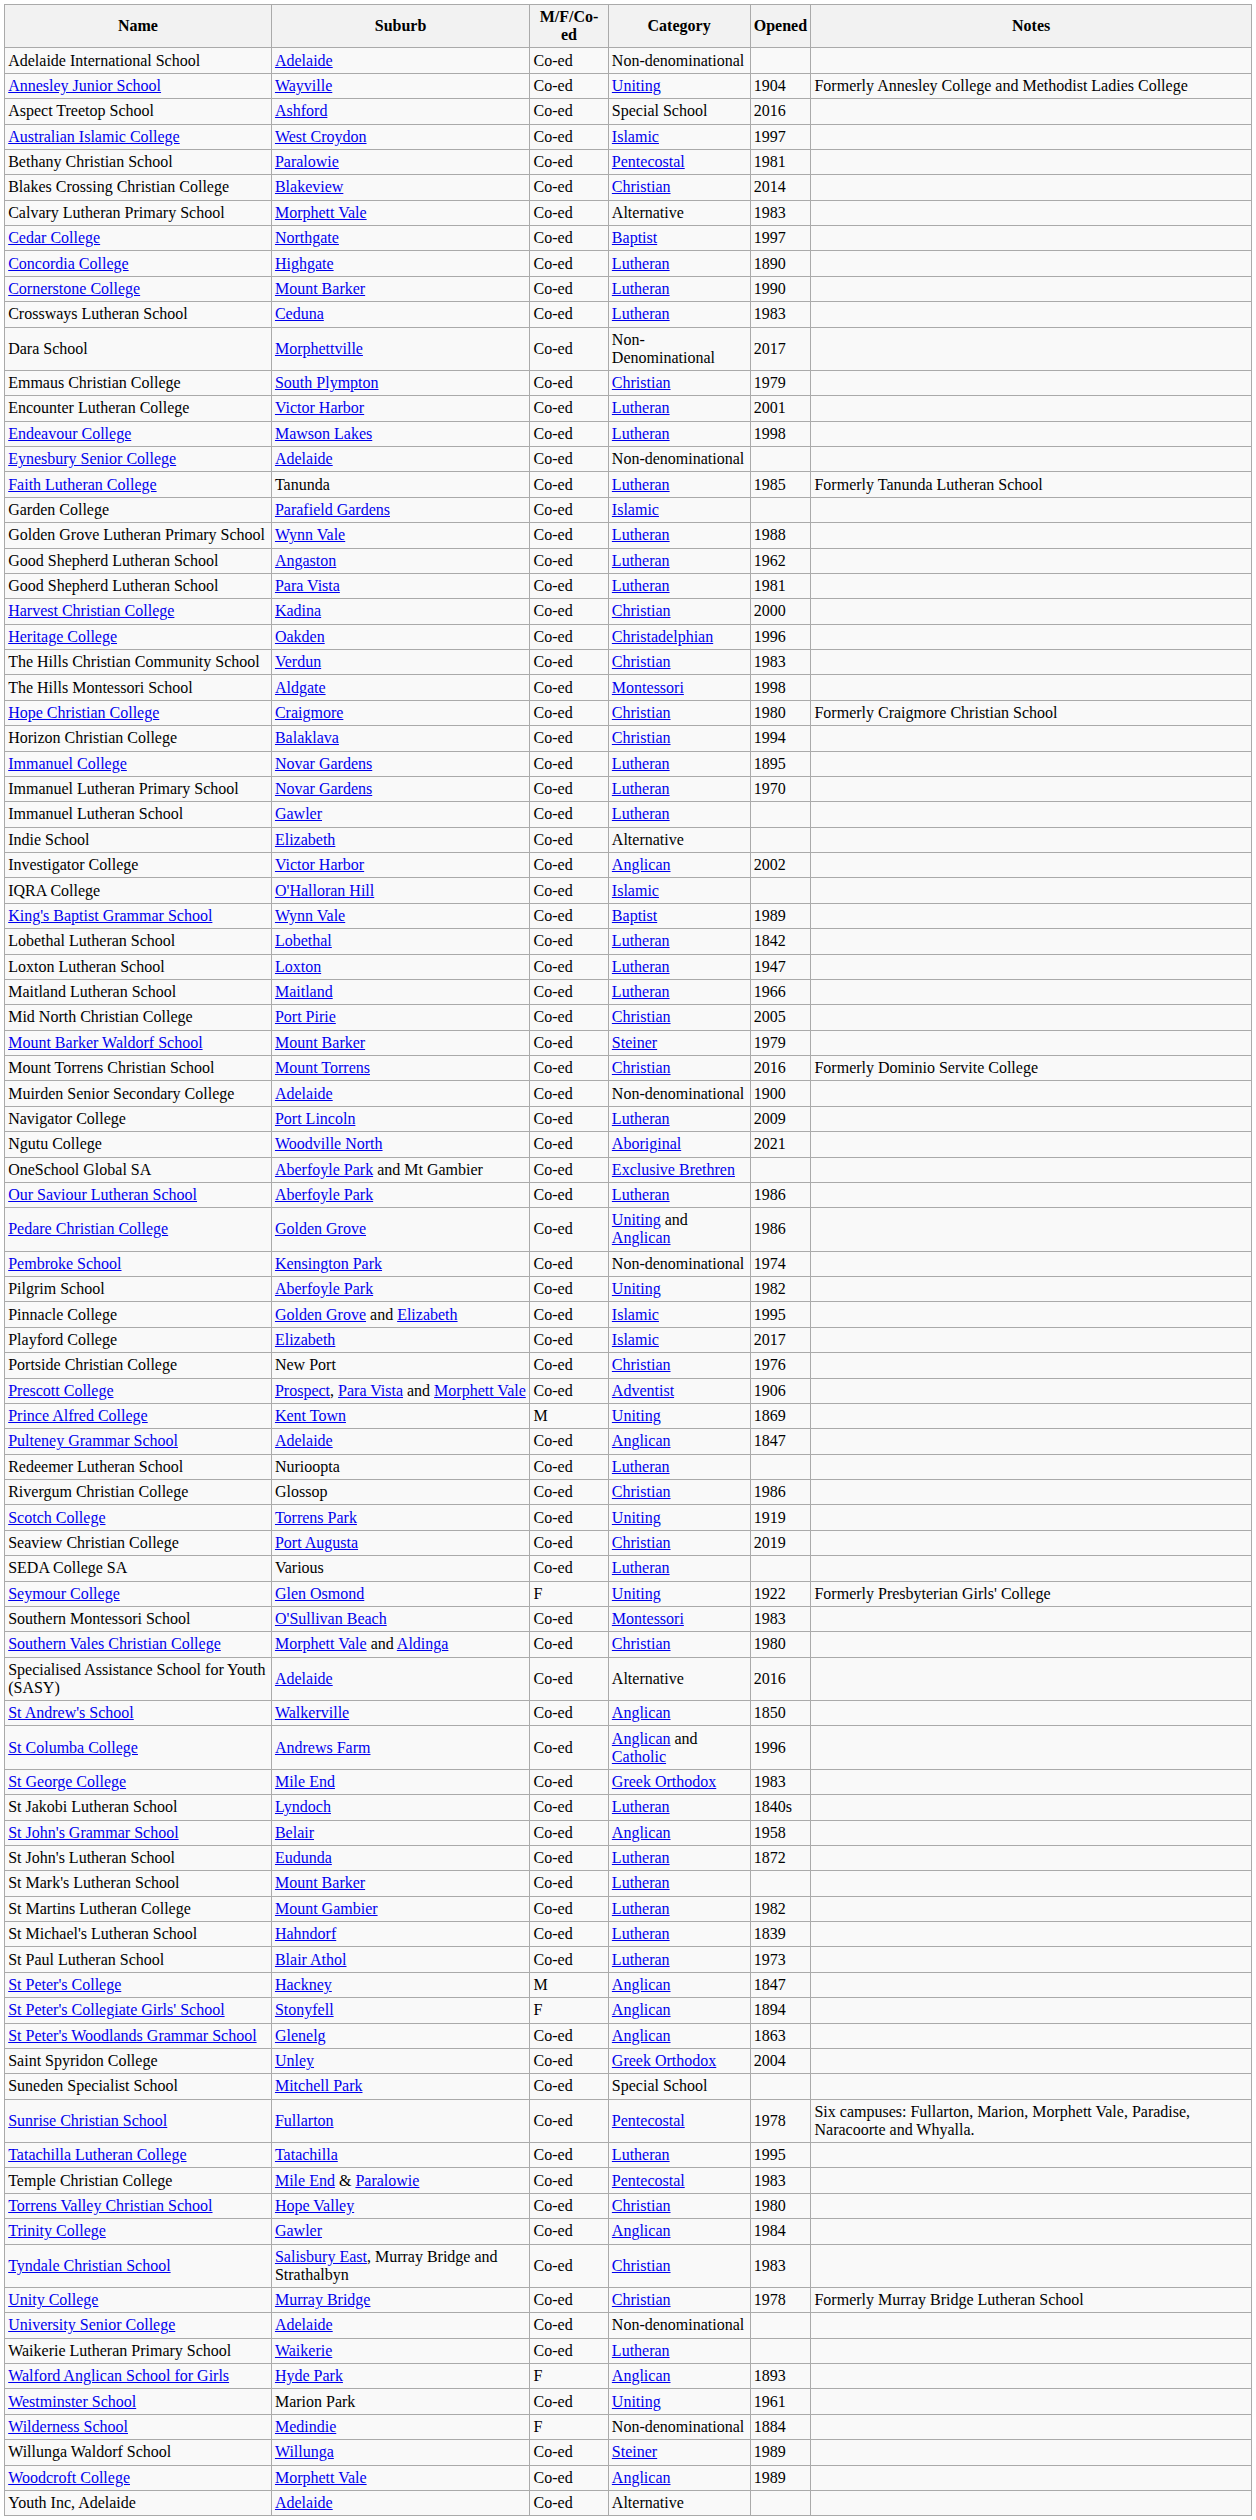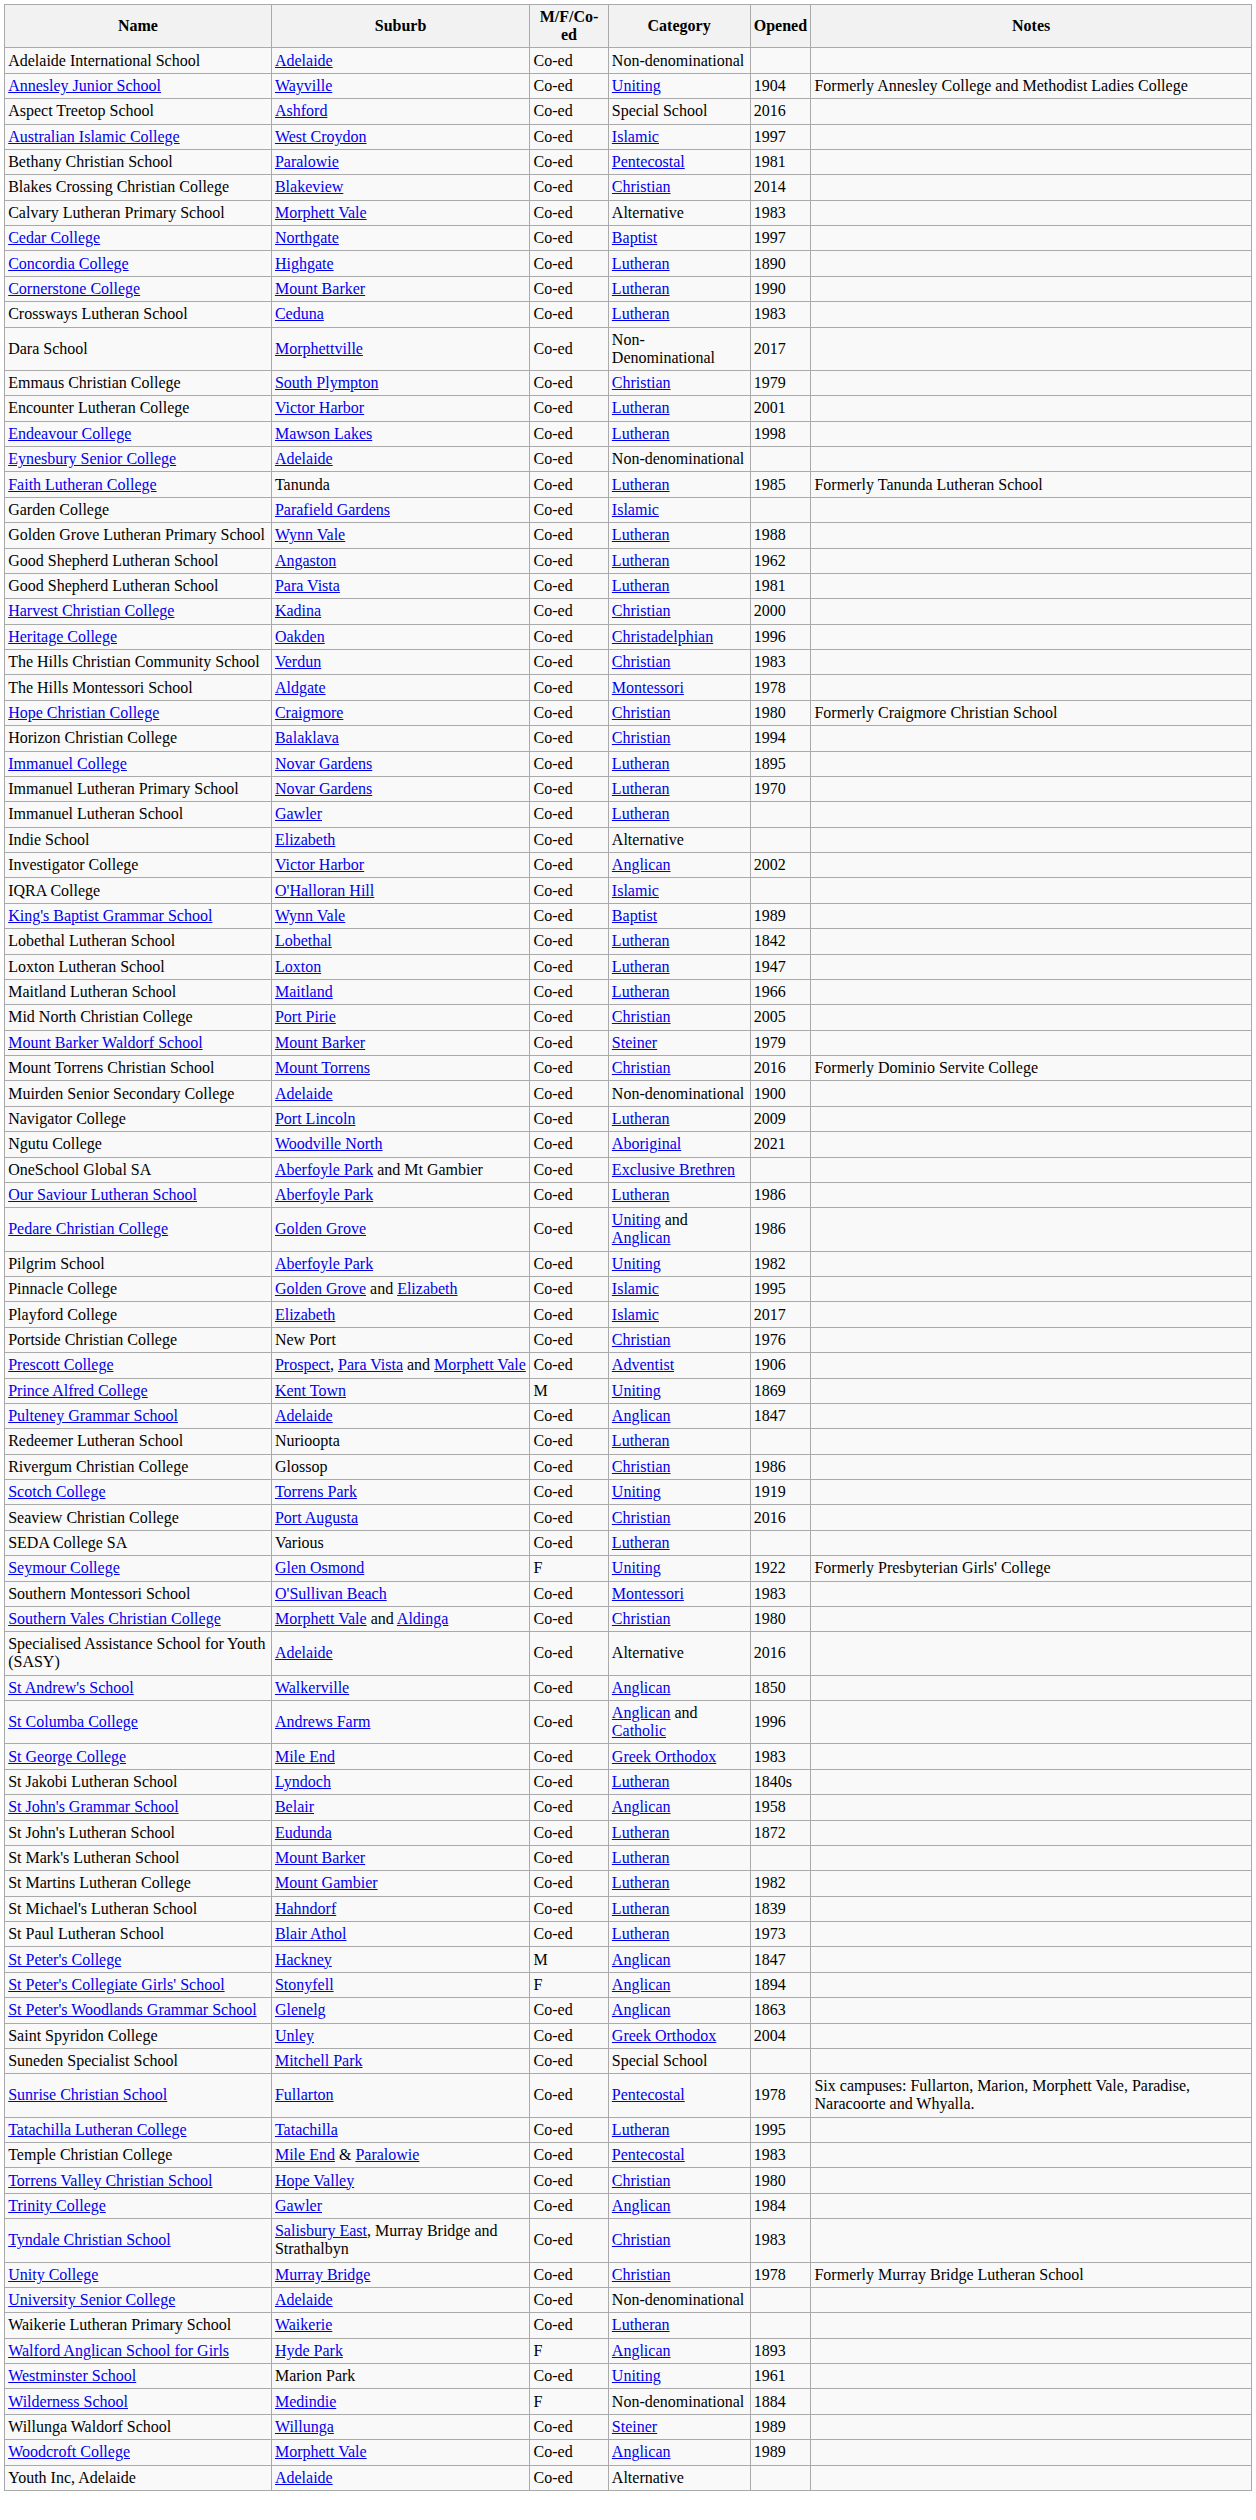(770, 687) 1998 -> (770, 687) 1978
- row: (65, 1263)
(770, 1542) 2019 -> (770, 1517) 2016
